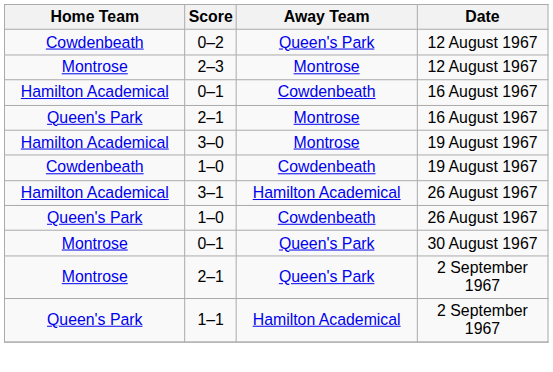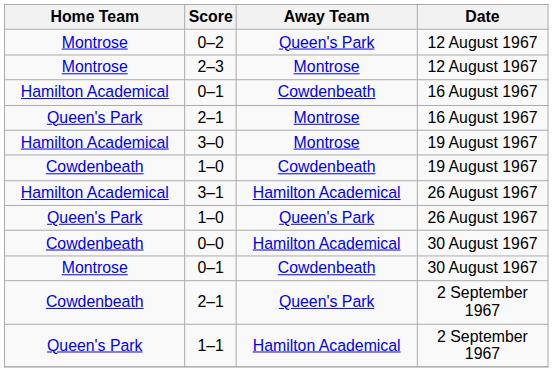(95, 42) Cowdenbeath -> (95, 42) Montrose
(327, 218) Cowdenbeath -> (327, 218) Queen's Park
+ row: (211, 243)
(327, 243) Queen's Park -> (327, 268) Cowdenbeath
(95, 277) Montrose -> (95, 302) Cowdenbeath
